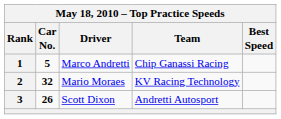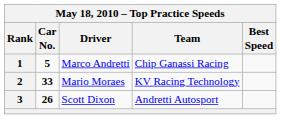(47, 81) 32 -> (47, 81) 33
